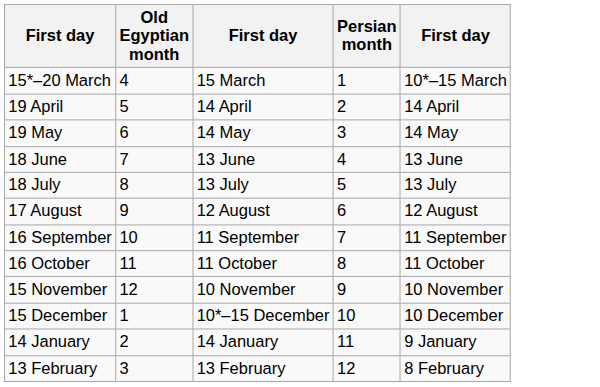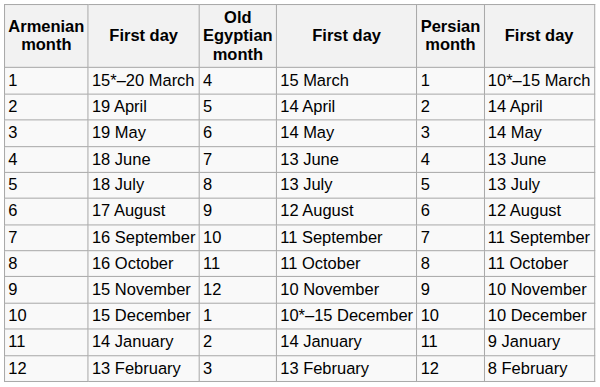+ column: (46, 36)
